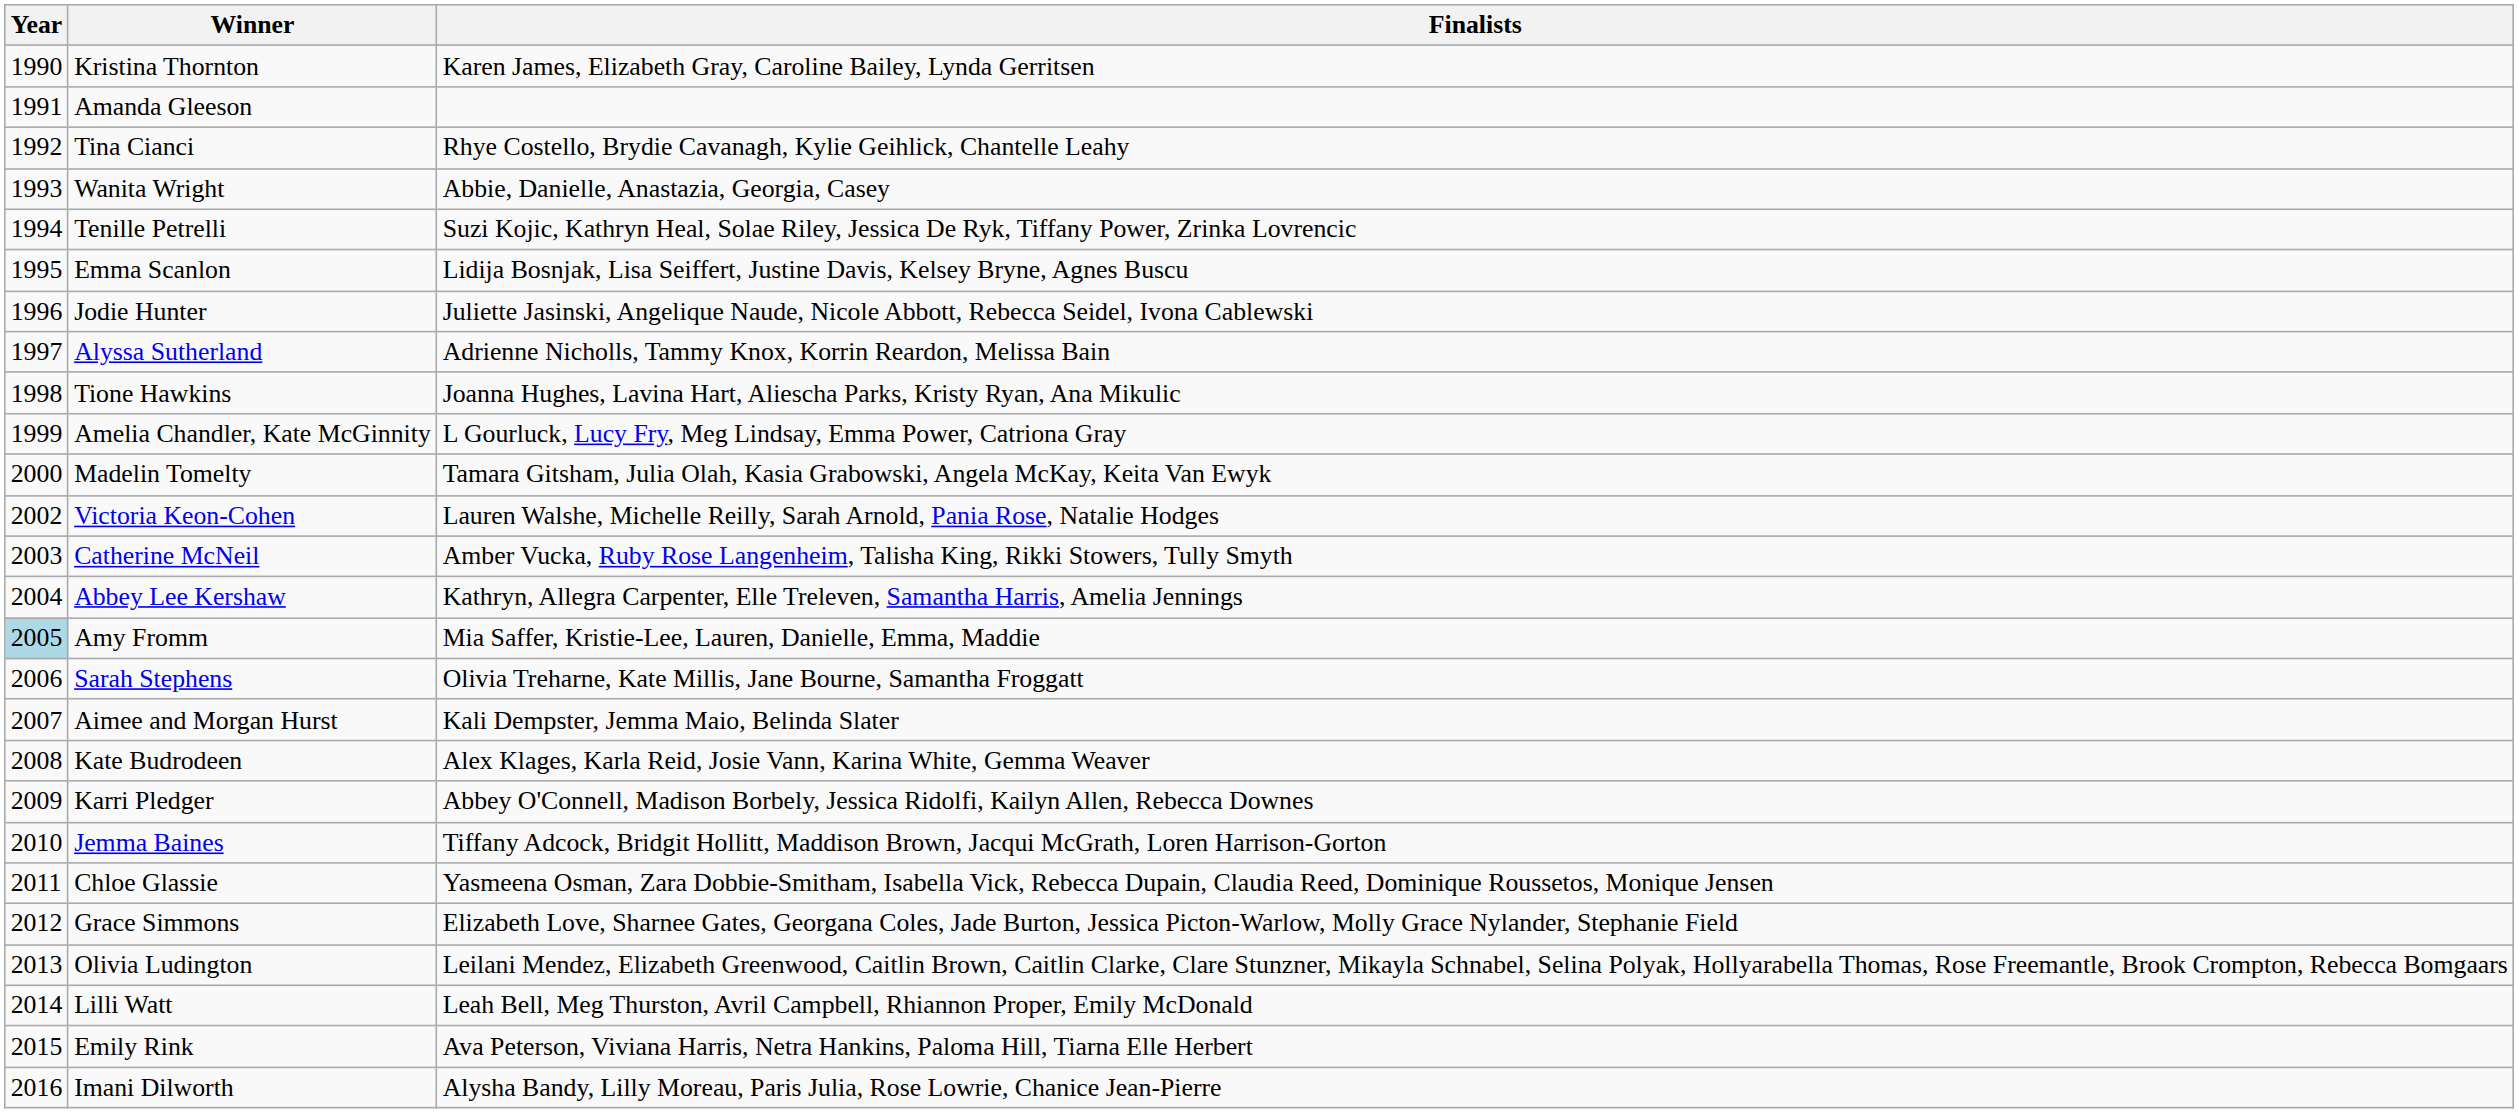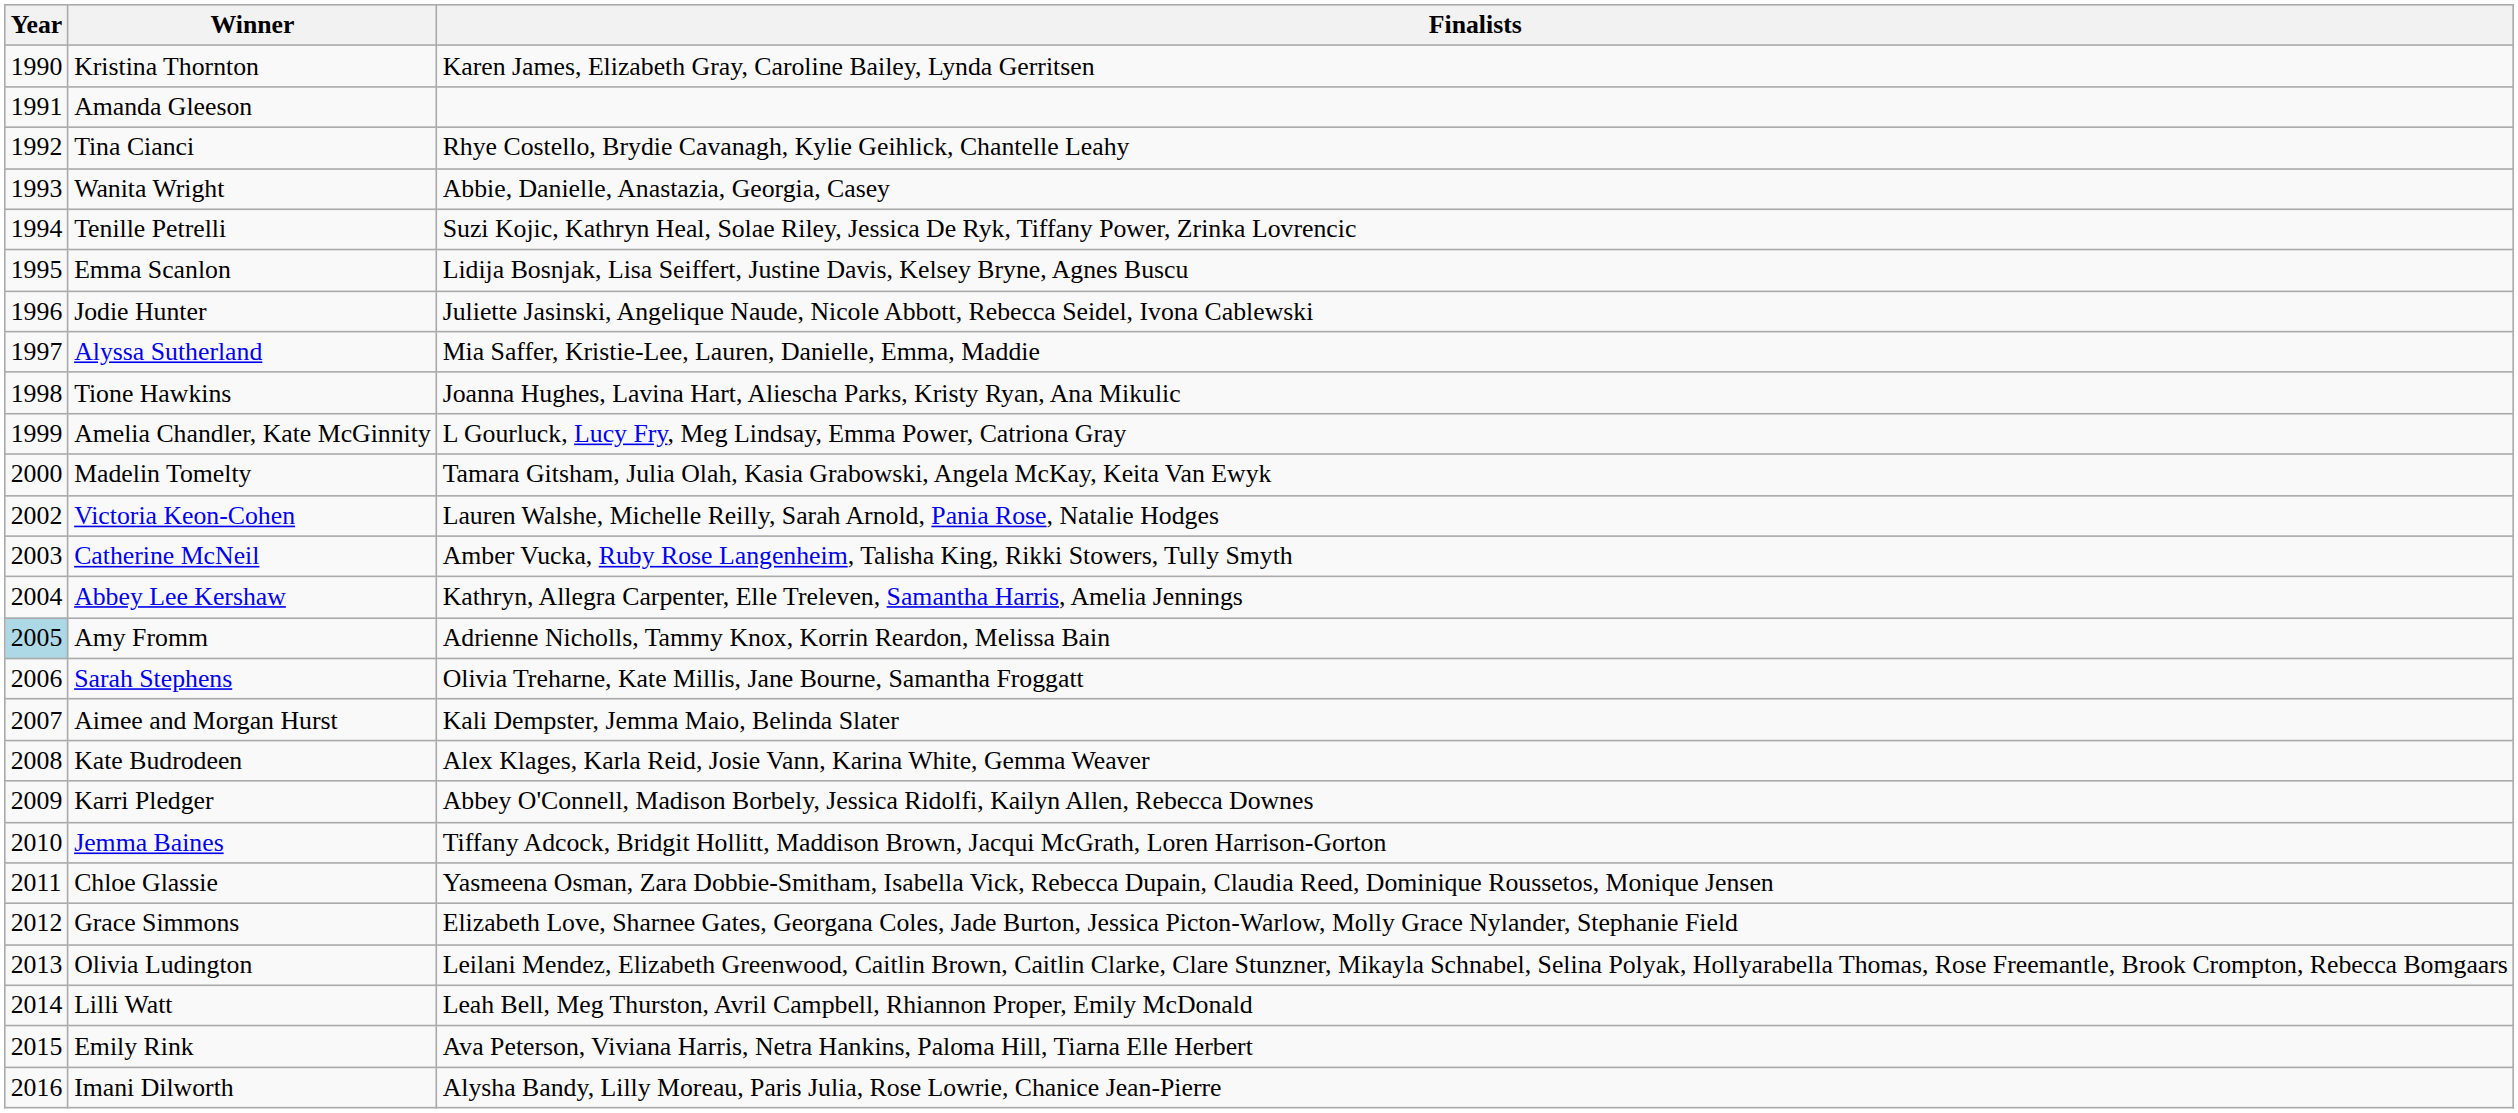(776, 351) Adrienne Nicholls, Tammy Knox, Korrin Reardon, Melissa Bain -> (741, 351) Mia Saffer, Kristie-Lee, Lauren, Danielle, Emma, Maddie
(741, 637) Mia Saffer, Kristie-Lee, Lauren, Danielle, Emma, Maddie -> (776, 637) Adrienne Nicholls, Tammy Knox, Korrin Reardon, Melissa Bain
